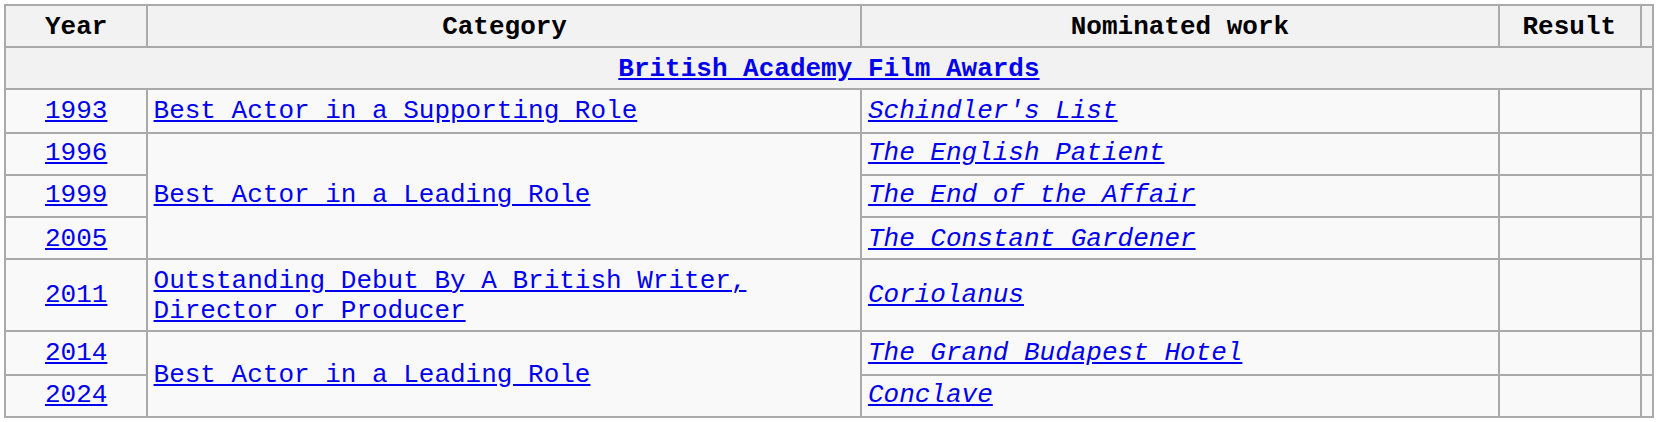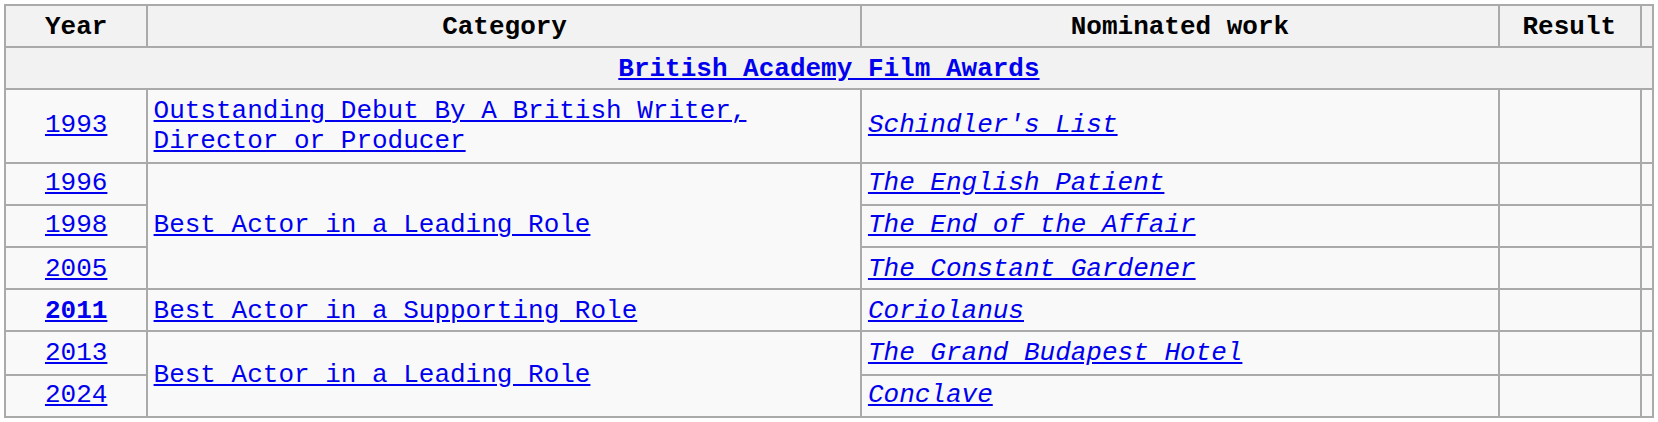(395, 111) Best Actor in a Supporting Role -> (450, 126) Outstanding Debut By A British Writer, Director or Producer
(76, 196) 1999 -> (76, 226) 1998
(76, 295) normal -> (76, 310) bold
(450, 295) Outstanding Debut By A British Writer, Director or Producer -> (395, 310) Best Actor in a Supporting Role
(76, 353) 2014 -> (76, 353) 2013
